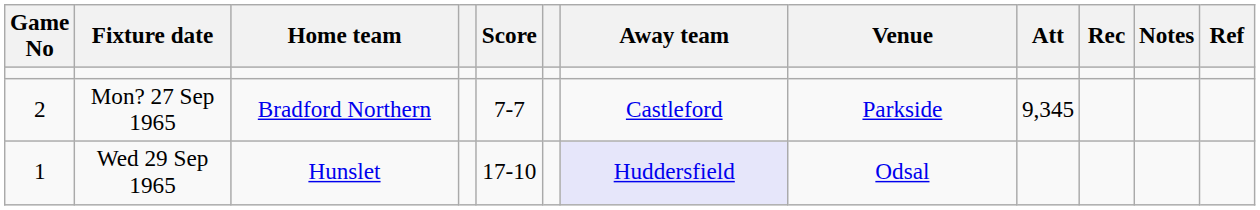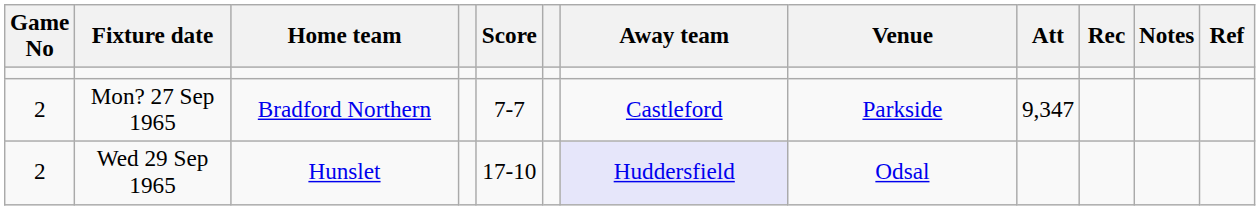(1048, 109) 9,345 -> (1048, 109) 9,347
(40, 172) 1 -> (40, 172) 2
